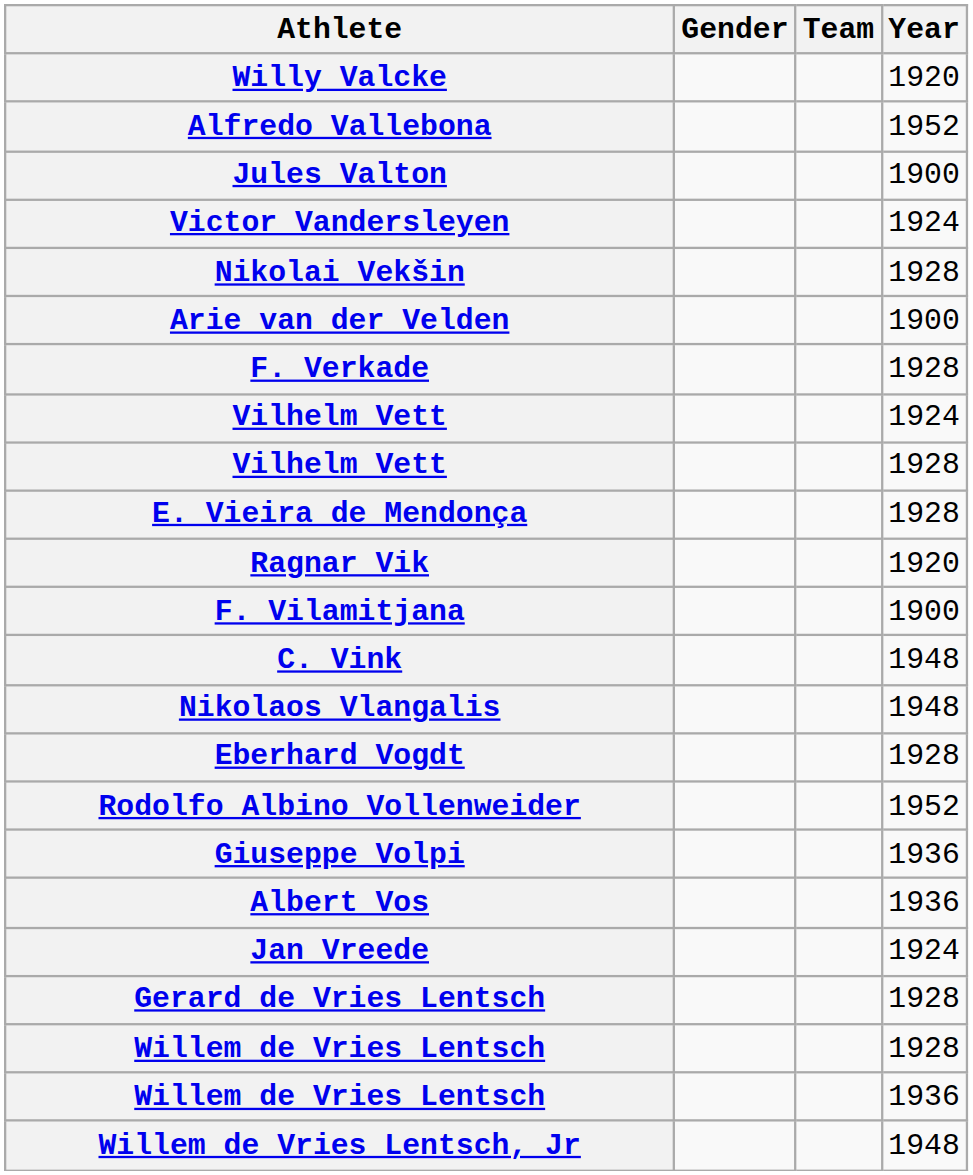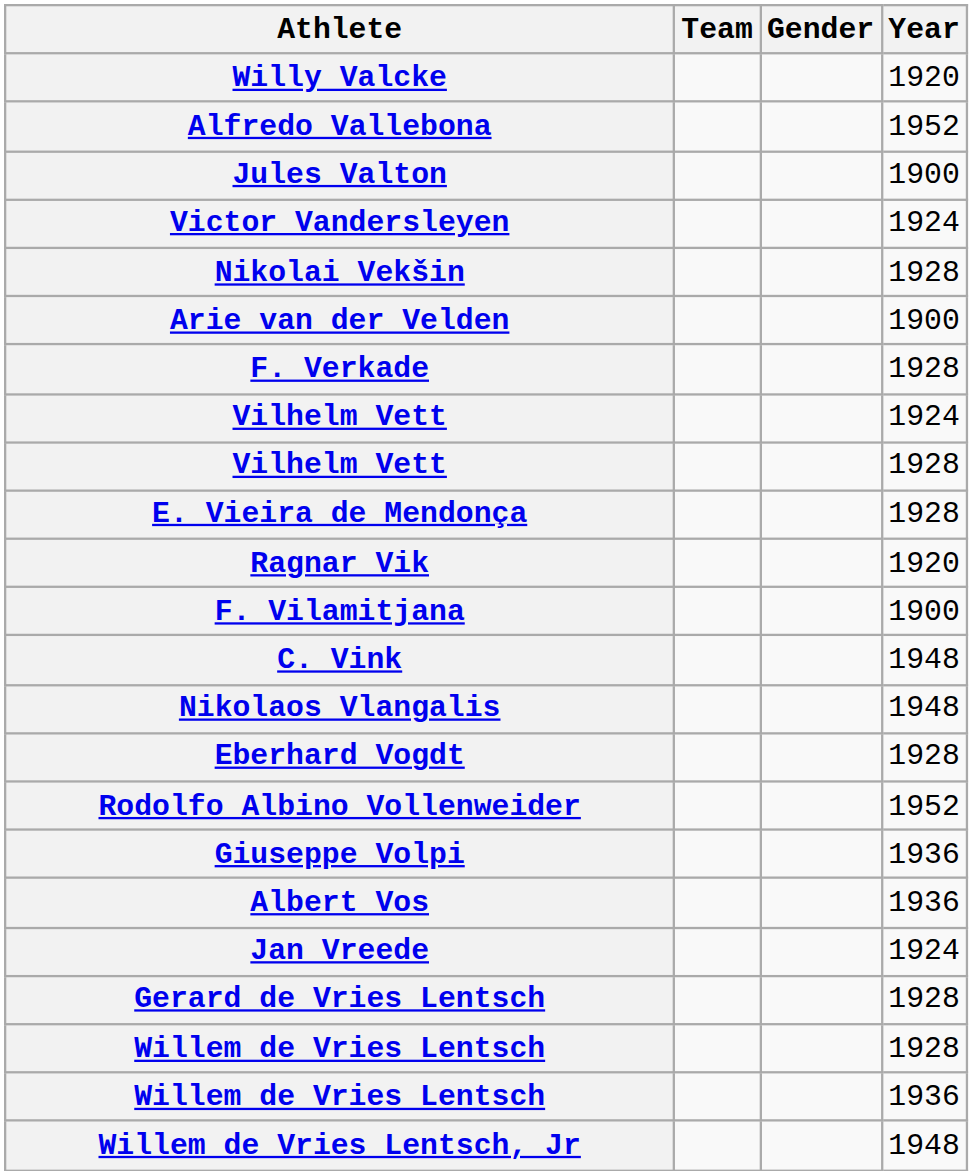columns swapped: (735, 29) <-> (838, 29)
